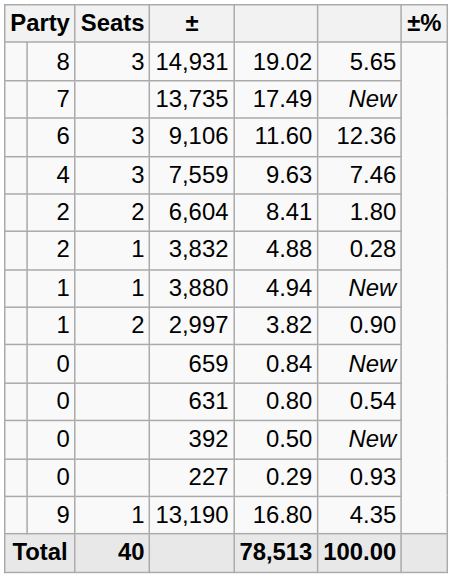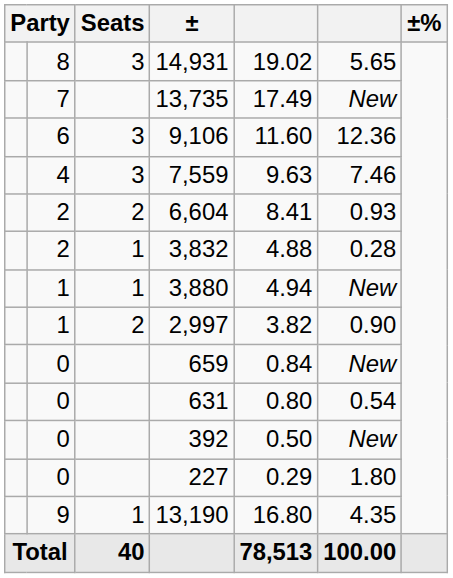(373, 212) 1.80 -> (373, 212) 0.93
(373, 477) 0.93 -> (373, 477) 1.80
